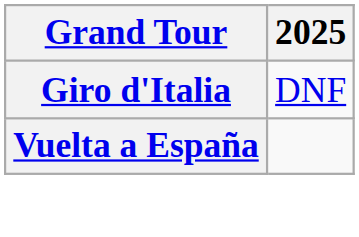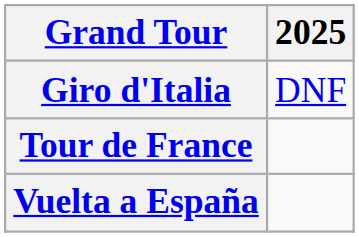+ row: (136, 145)
